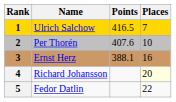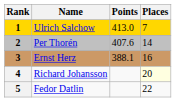(123, 27) 416.5 -> (123, 27) 413.0
(147, 43) 10 -> (147, 43) 14
